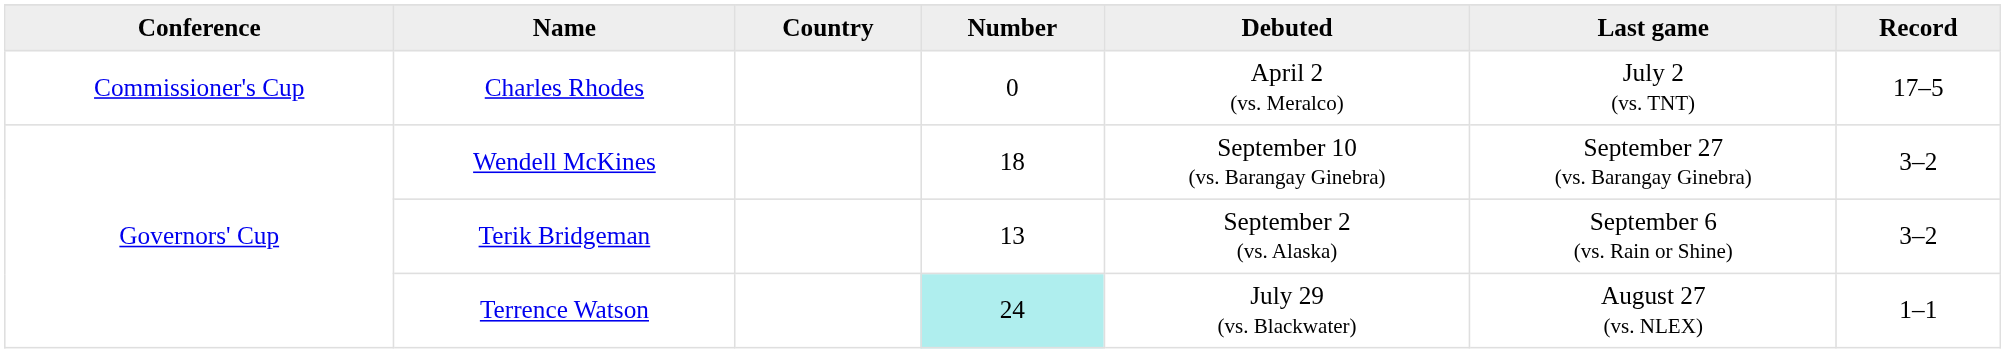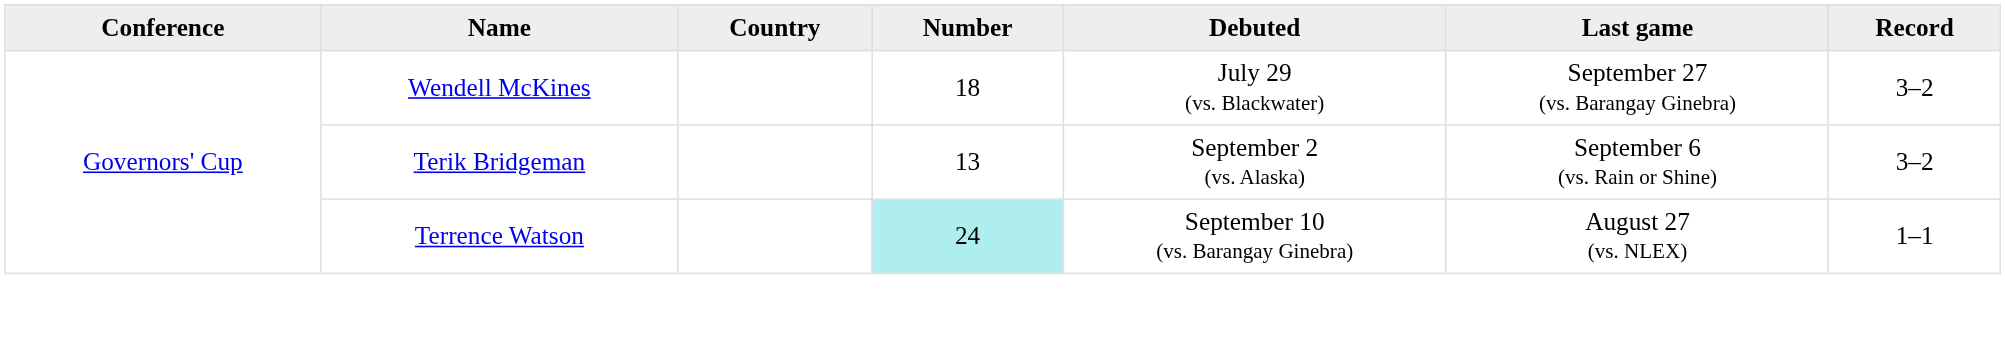- row: (564, 87)
(1287, 161) September 10 (vs. Barangay Ginebra) -> (1255, 87) July 29 (vs. Blackwater)
(1287, 310) July 29 (vs. Blackwater) -> (1255, 235) September 10 (vs. Barangay Ginebra)
